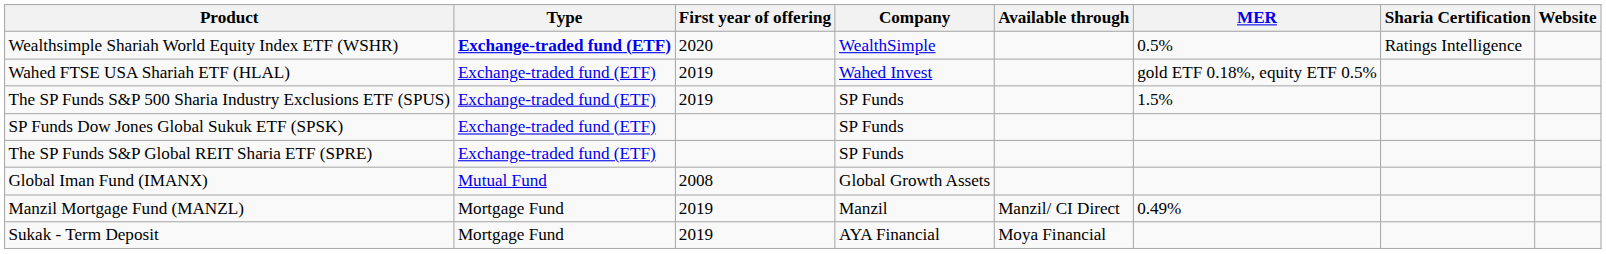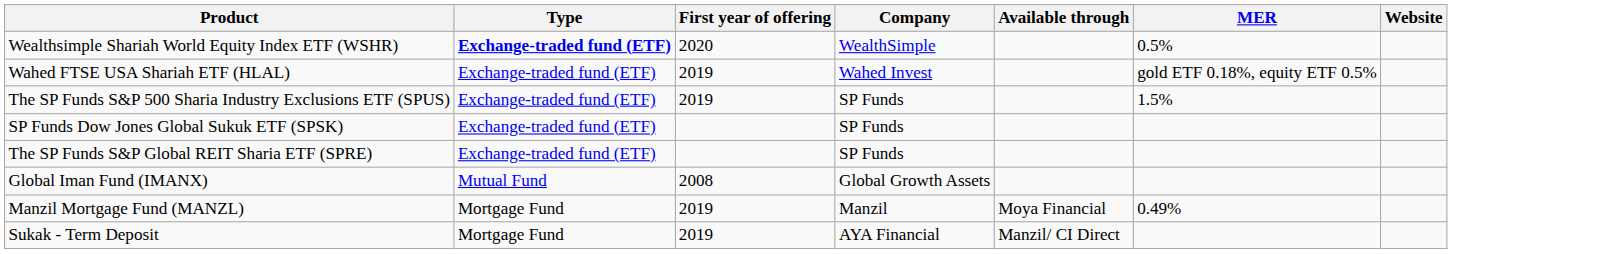- column: (1458, 18)
(1059, 208) Manzil/ CI Direct -> (1052, 208) Moya Financial
(1052, 235) Moya Financial -> (1059, 235) Manzil/ CI Direct
